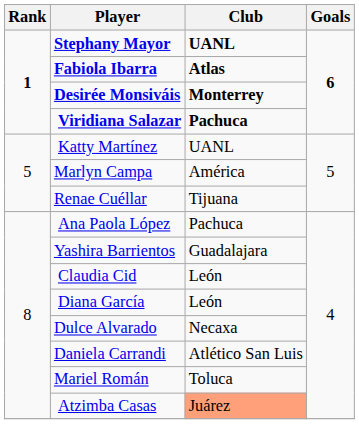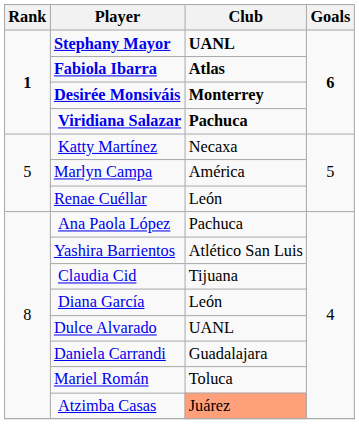(211, 146) UANL -> (213, 146) Necaxa
(213, 198) Tijuana -> (205, 198) León
(228, 250) Guadalajara -> (246, 250) Atlético San Luis
(205, 276) León -> (213, 276) Tijuana
(213, 328) Necaxa -> (211, 328) UANL
(246, 353) Atlético San Luis -> (228, 353) Guadalajara
